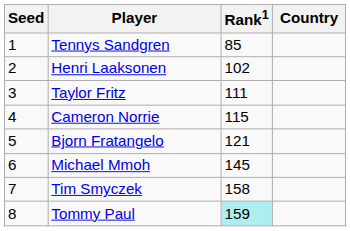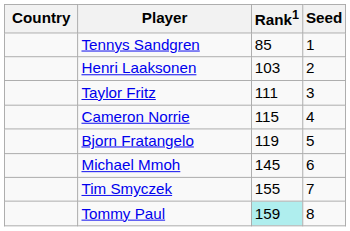columns swapped: (309, 18) <-> (26, 18)
(237, 68) 102 -> (267, 68) 103
(237, 141) 121 -> (267, 141) 119
(237, 189) 158 -> (267, 189) 155
